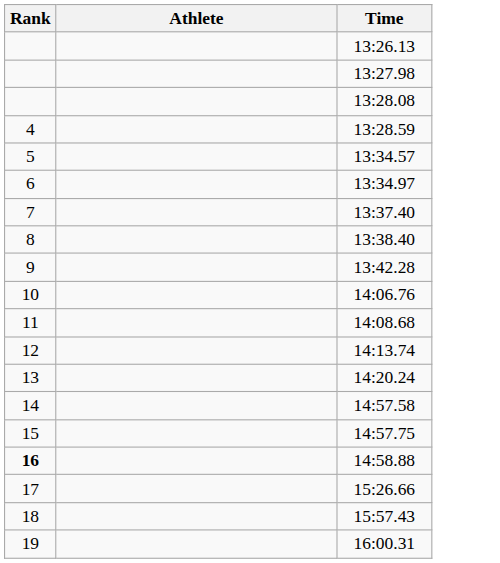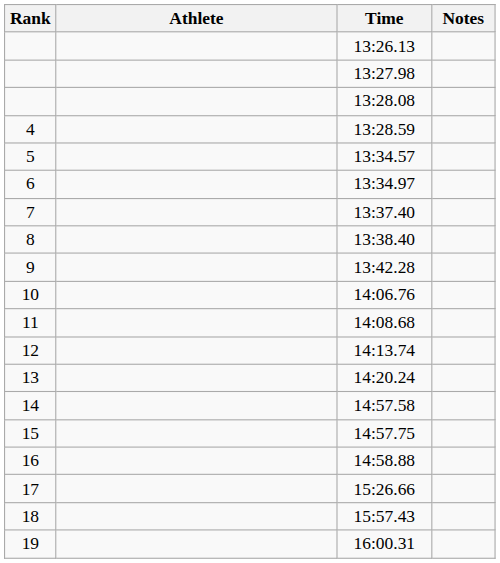+ column: (463, 18)
(30, 460) bold -> (30, 460) normal
